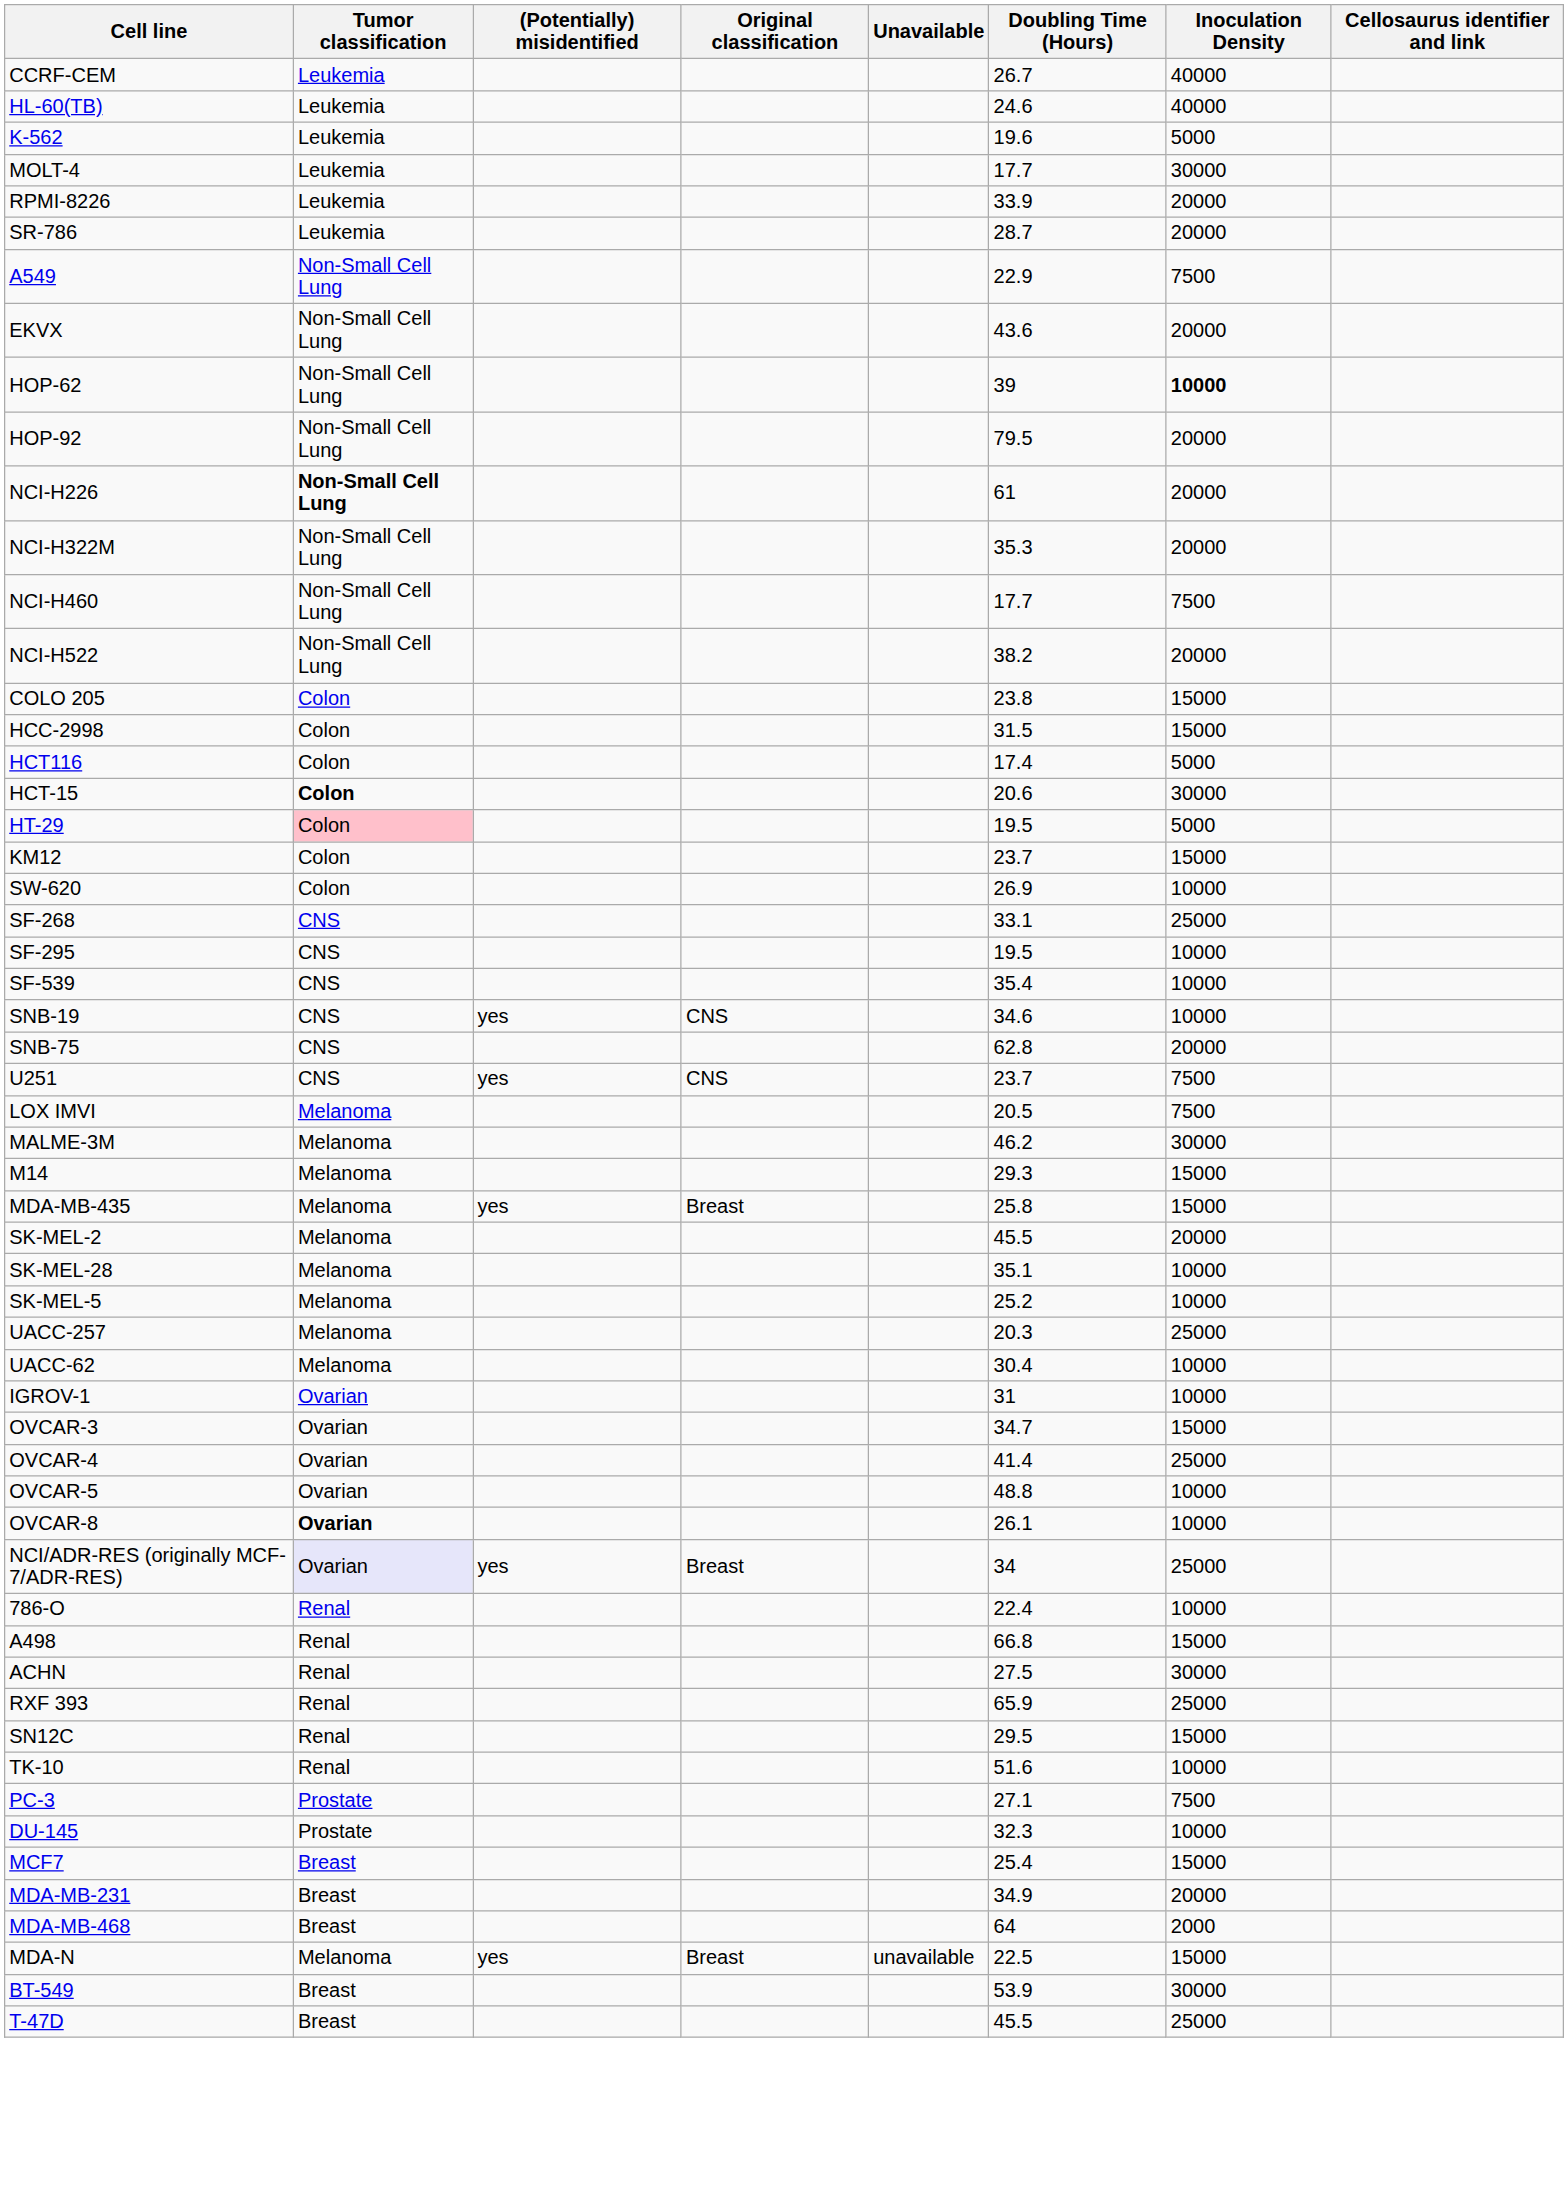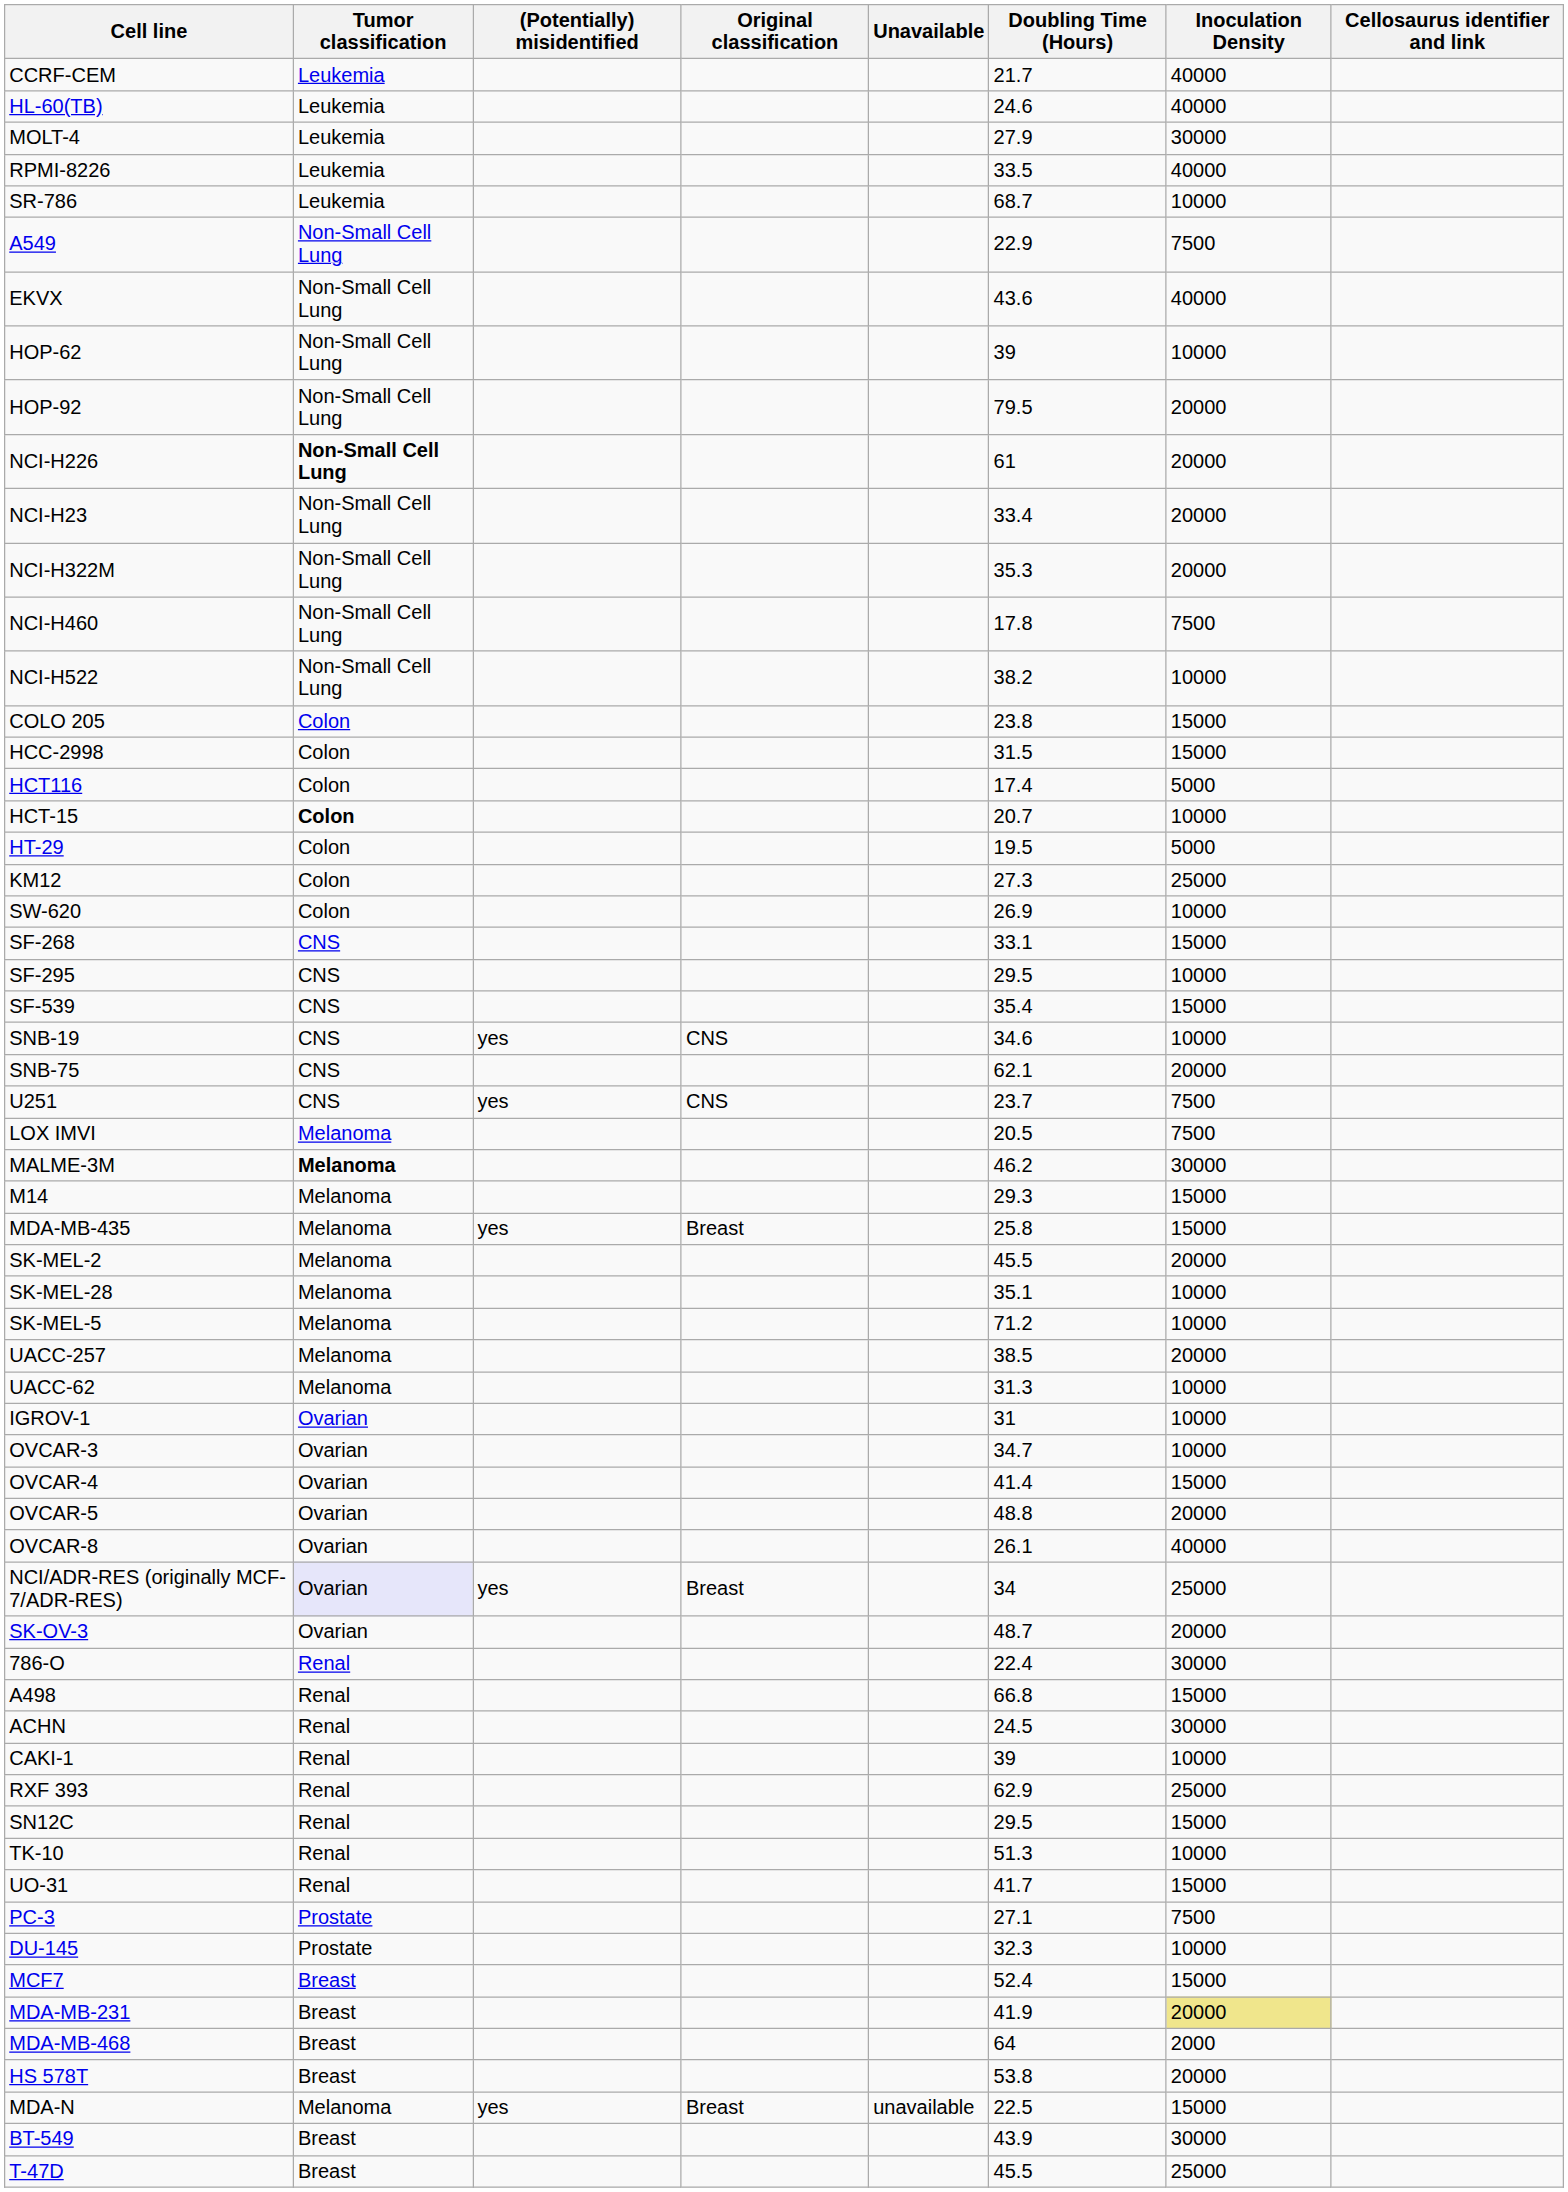(1013, 74) 26.7 -> (1013, 74) 21.7
- row: (36, 138)
(1013, 169) 17.7 -> (1013, 138) 27.9
(1013, 201) 33.9 -> (1013, 169) 33.5
(1199, 201) 20000 -> (1199, 169) 40000
(1013, 233) 28.7 -> (1013, 201) 68.7
(1199, 233) 20000 -> (1199, 201) 10000
(1199, 330) 20000 -> (1199, 298) 40000
(1199, 384) bold -> (1199, 352) normal
+ row: (48, 515)
(1013, 601) 17.7 -> (1013, 623) 17.8
(1199, 655) 20000 -> (1199, 678) 10000
(1013, 793) 20.6 -> (1013, 816) 20.7
(1199, 793) 30000 -> (1199, 816) 10000
(324, 825) pink background -> (324, 848) no background
(1013, 857) 23.7 -> (1013, 879) 27.3
(1199, 857) 15000 -> (1199, 879) 25000
(1199, 920) 25000 -> (1199, 943) 15000
(1013, 952) 19.5 -> (1013, 974) 29.5
(1199, 984) 10000 -> (1199, 1006) 15000
(1013, 1047) 62.8 -> (1013, 1070) 62.1
(345, 1142) normal -> (347, 1165) bold
(1013, 1301) 25.2 -> (1013, 1323) 71.2
(1013, 1333) 20.3 -> (1013, 1355) 38.5
(1199, 1333) 25000 -> (1199, 1355) 20000
(1013, 1364) 30.4 -> (1013, 1387) 31.3
(1199, 1428) 15000 -> (1199, 1450) 10000
(1199, 1459) 25000 -> (1199, 1482) 15000
(1199, 1491) 10000 -> (1199, 1514) 20000
(335, 1523) bold -> (333, 1545) normal
(1199, 1523) 10000 -> (1199, 1545) 40000
+ row: (49, 1631)
(1199, 1609) 10000 -> (1199, 1663) 30000
(1013, 1672) 27.5 -> (1013, 1726) 24.5
+ row: (41, 1758)
(1013, 1704) 65.9 -> (1013, 1790) 62.9
(1013, 1767) 51.6 -> (1013, 1853) 51.3
+ row: (39, 1885)
(1013, 1863) 25.4 -> (1013, 1980) 52.4
(1013, 1894) 34.9 -> (1013, 2012) 41.9
(1199, 1894) no background -> (1199, 2012) khaki background
+ row: (49, 2075)
(1013, 1989) 53.9 -> (1013, 2139) 43.9
